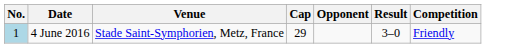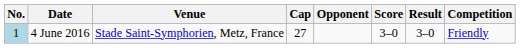+ column: (389, 14)
(300, 33) 29 -> (300, 33) 27
